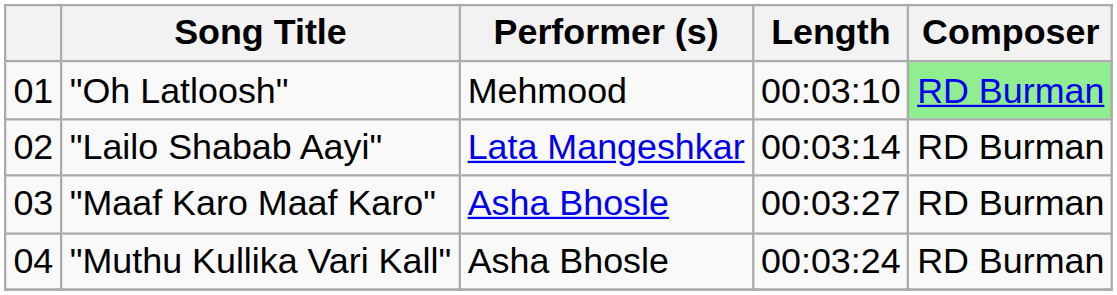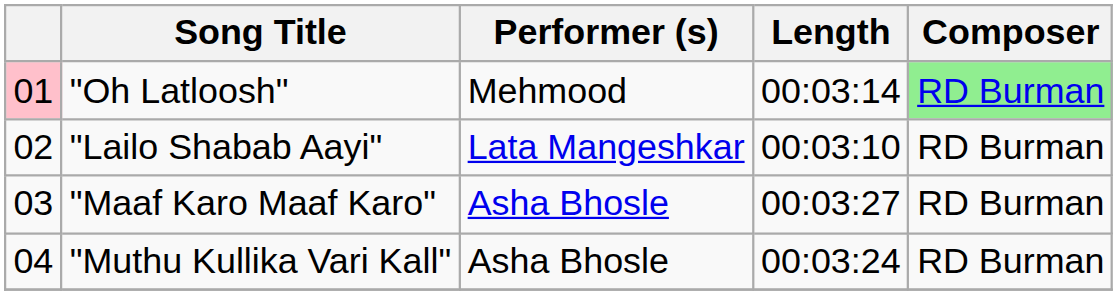(33, 89) no background -> (33, 89) pink background
(831, 89) 00:03:10 -> (831, 89) 00:03:14
(831, 146) 00:03:14 -> (831, 146) 00:03:10
